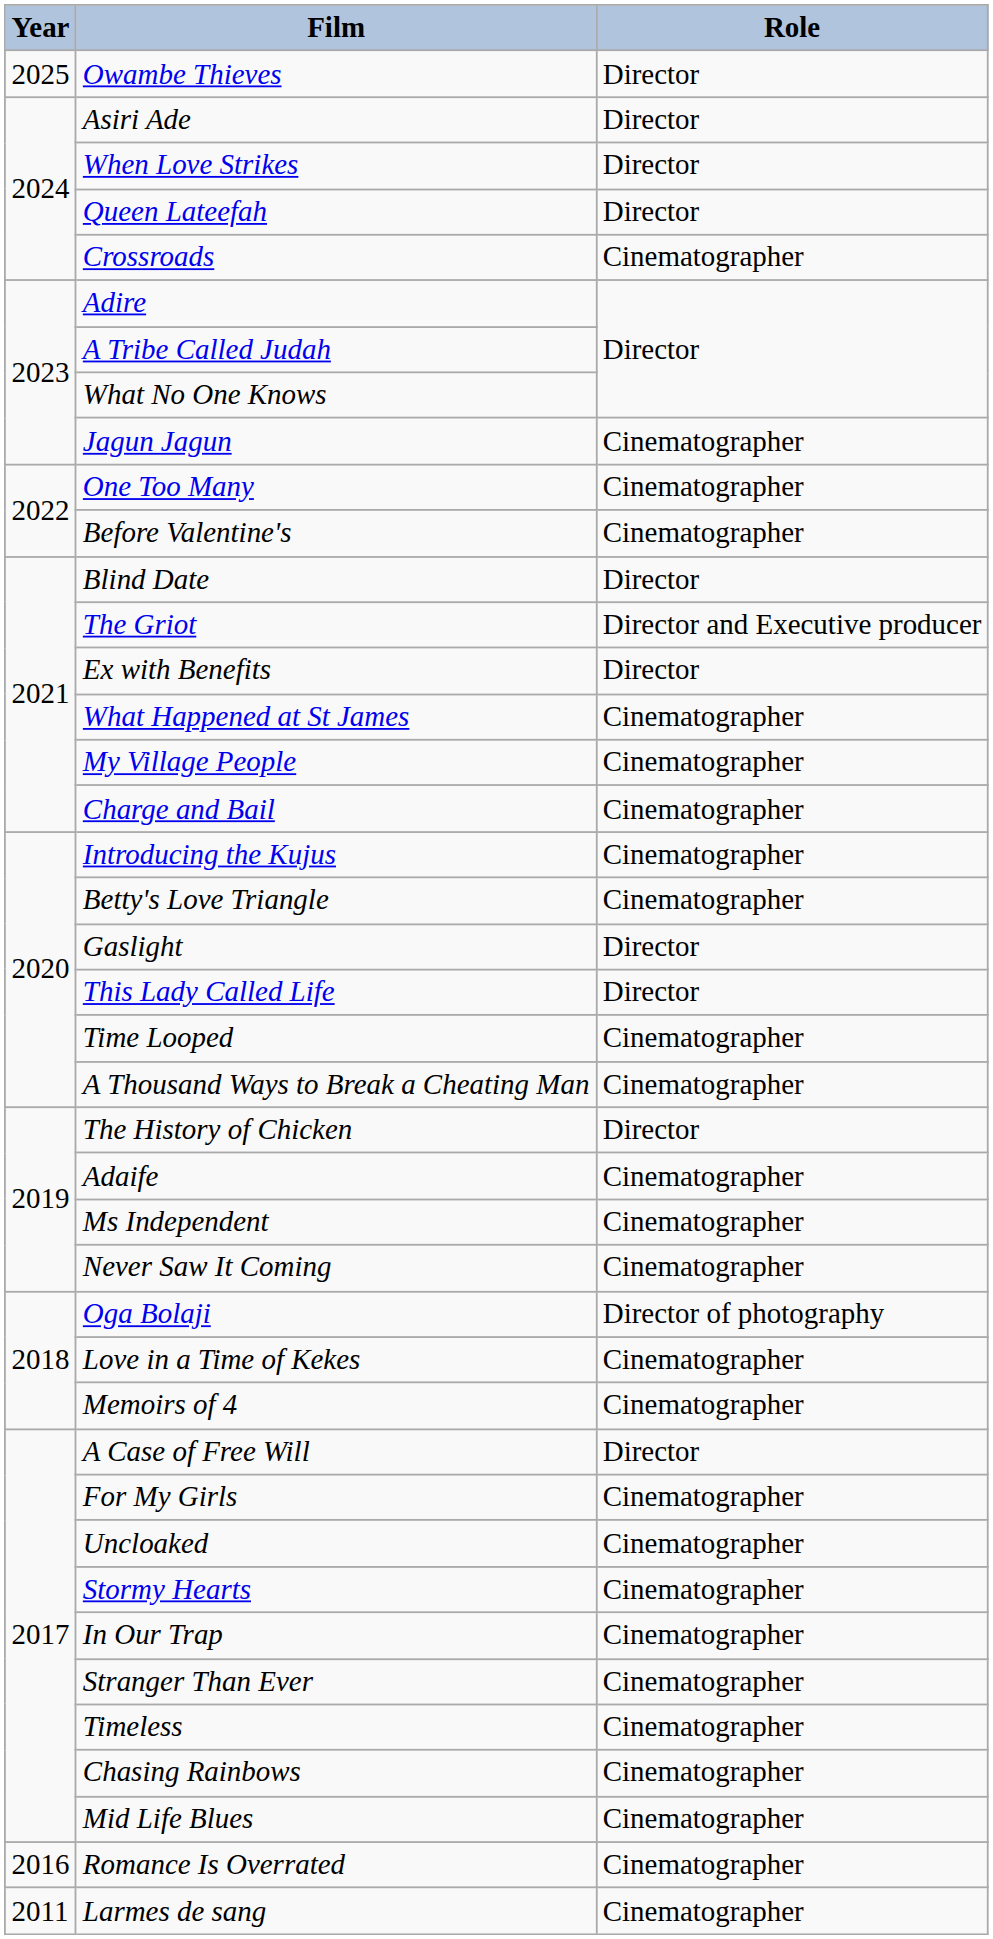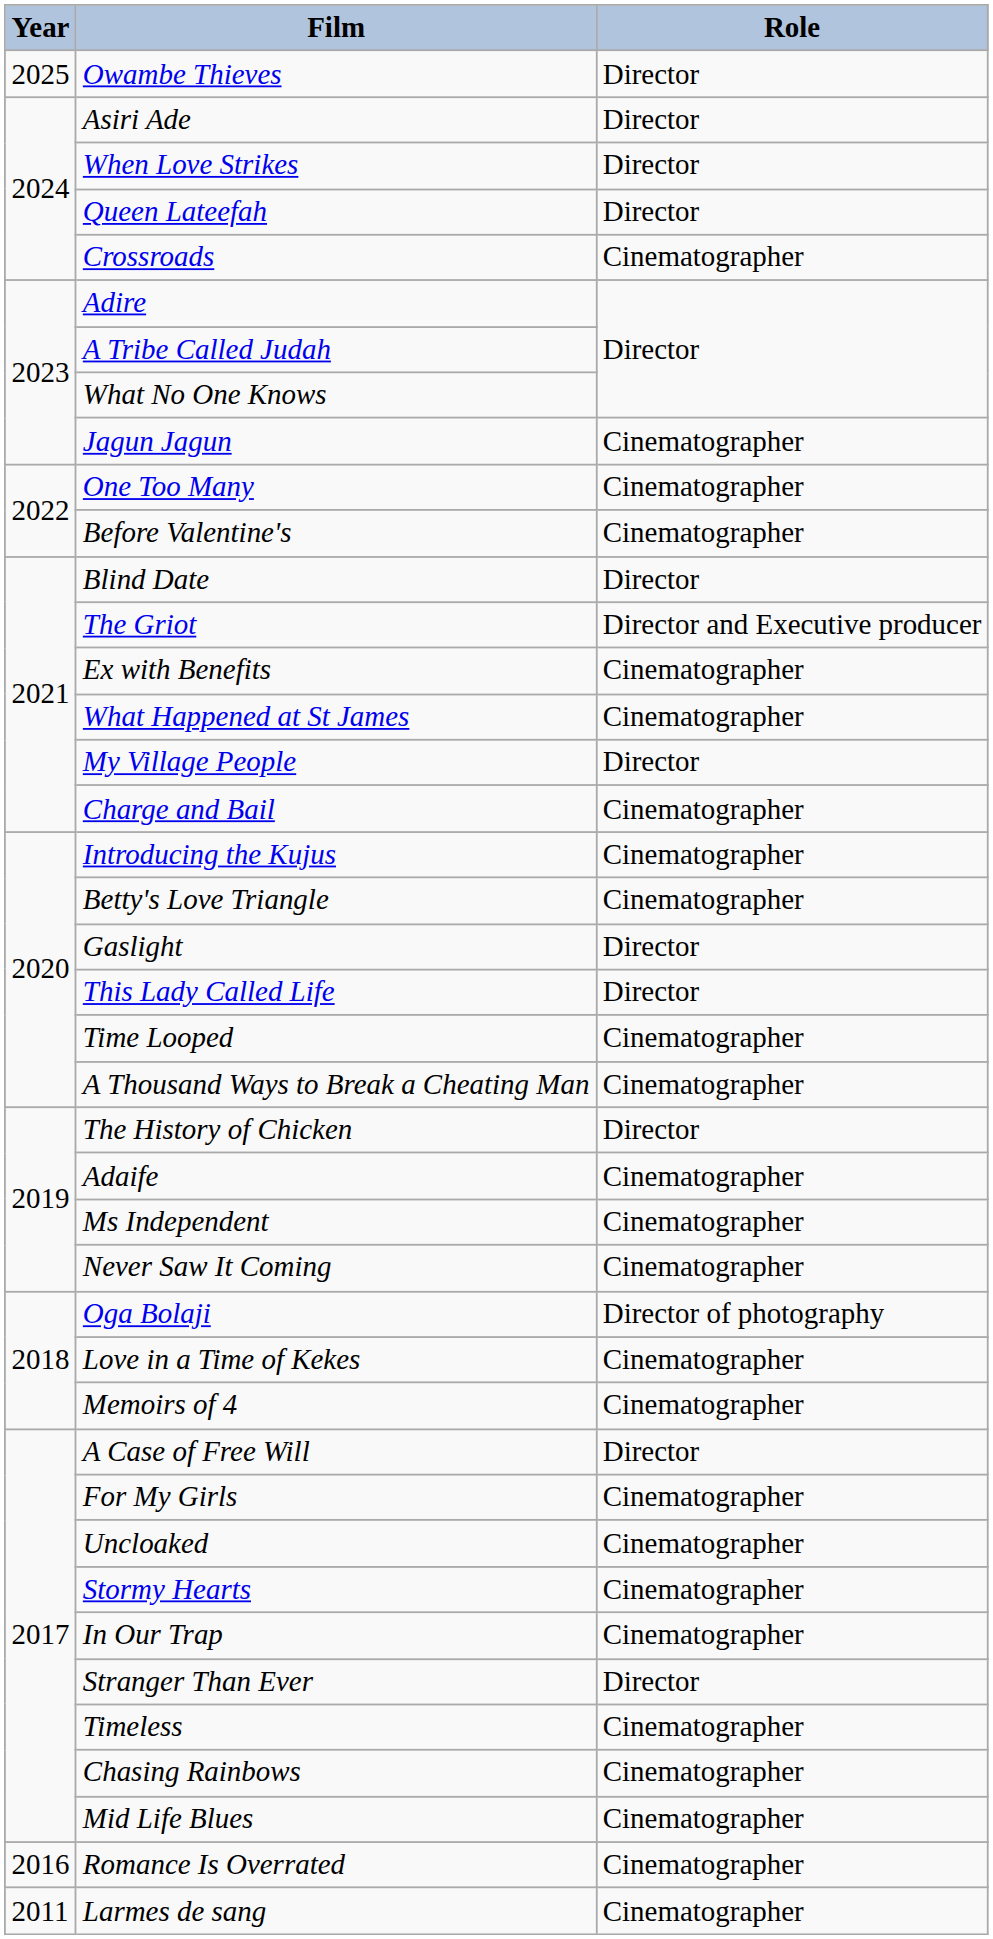(651, 670) Director -> (703, 670) Cinematographer
(703, 762) Cinematographer -> (651, 762) Director
(703, 1680) Cinematographer -> (651, 1680) Director
